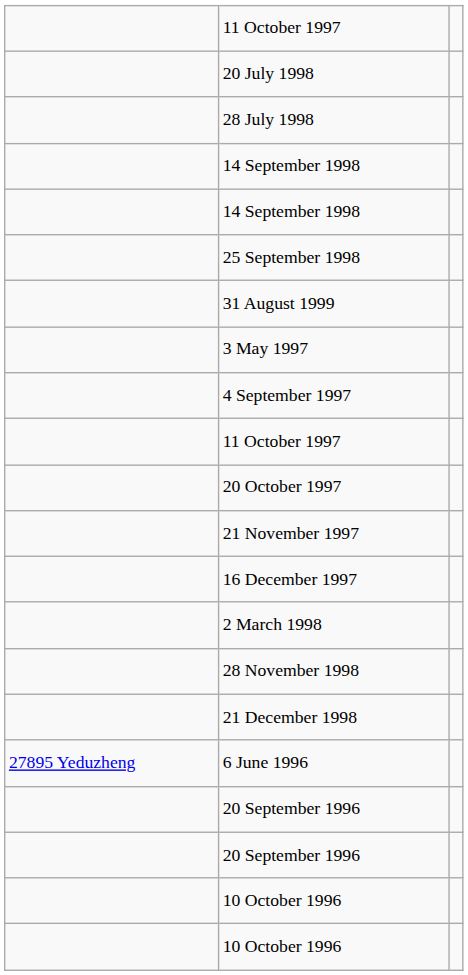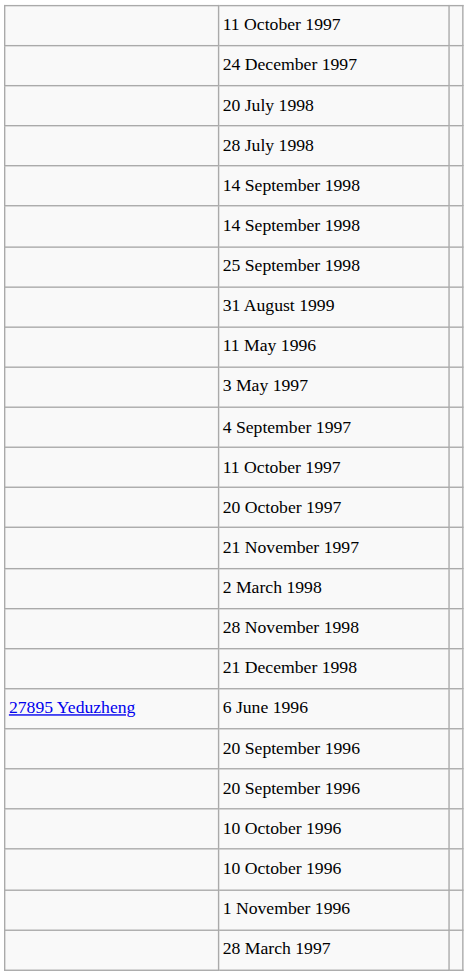+ row: (112, 66)
+ row: (112, 347)
- row: (112, 579)
+ row: (112, 910)
+ row: (112, 950)
